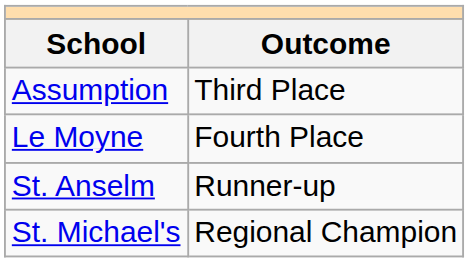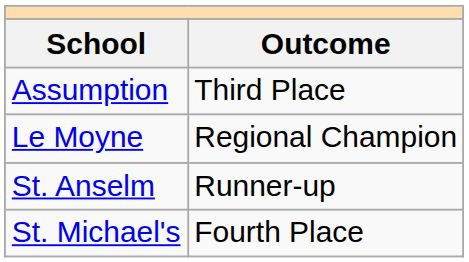(279, 137) Fourth Place -> (326, 137) Regional Champion
(326, 232) Regional Champion -> (279, 232) Fourth Place
